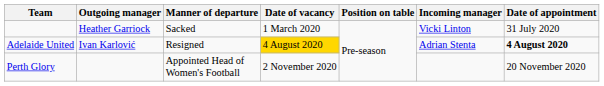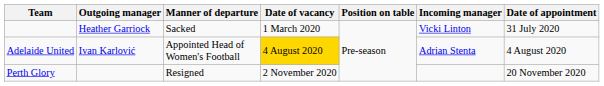(185, 45) Resigned -> (205, 50) Appointed Head of Women's Football
(537, 45) bold -> (536, 50) normal
(205, 67) Appointed Head of Women's Football -> (185, 72) Resigned
